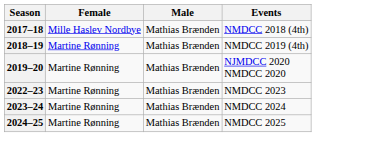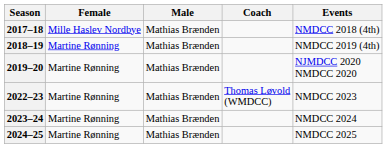+ column: (257, 12)
